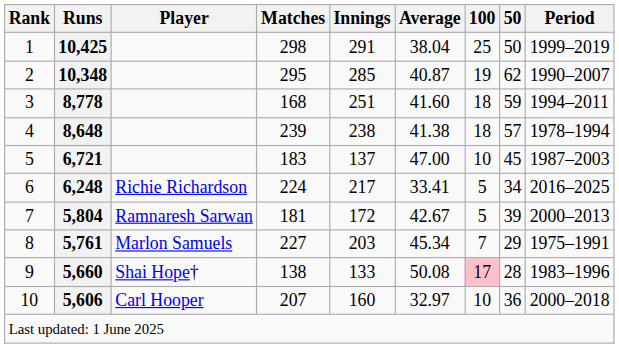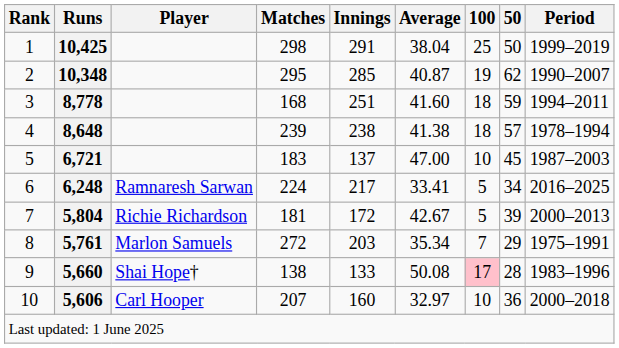(181, 187) Richie Richardson -> (184, 187) Ramnaresh Sarwan
(184, 215) Ramnaresh Sarwan -> (181, 215) Richie Richardson
(293, 243) 227 -> (293, 243) 272
(430, 243) 45.34 -> (430, 243) 35.34
